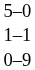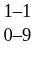- row: (17, 11)
